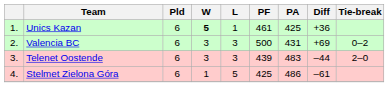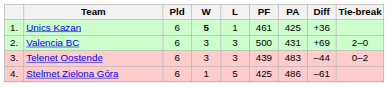(360, 43) 0–2 -> (360, 43) 2–0
(360, 58) 2–0 -> (360, 58) 0–2
